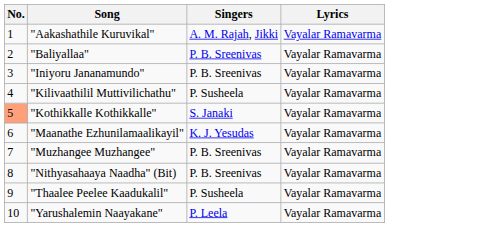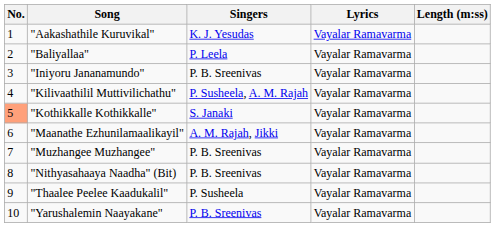+ column: (452, 14)
(234, 34) A. M. Rajah, Jikki -> (222, 34) K. J. Yesudas
(225, 54) P. B. Sreenivas -> (208, 54) P. Leela
(216, 93) P. Susheela -> (249, 93) P. Susheela, A. M. Rajah
(222, 133) K. J. Yesudas -> (234, 133) A. M. Rajah, Jikki
(208, 212) P. Leela -> (225, 212) P. B. Sreenivas
